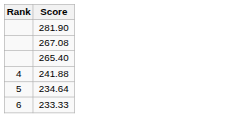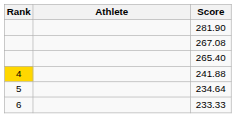+ column: (112, 12)
(19, 74) no background -> (19, 74) gold background
